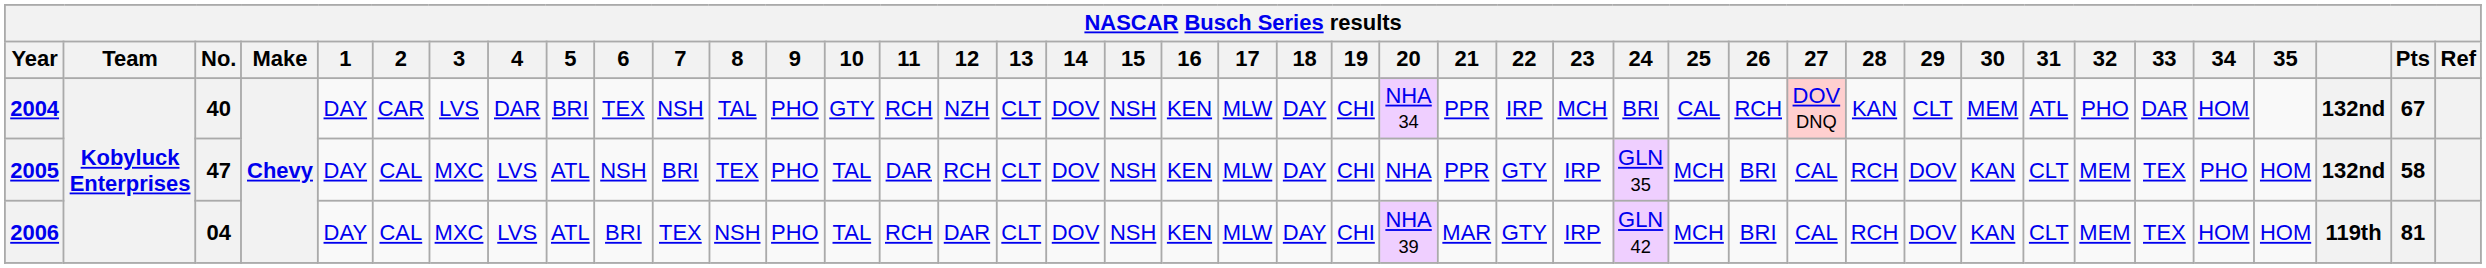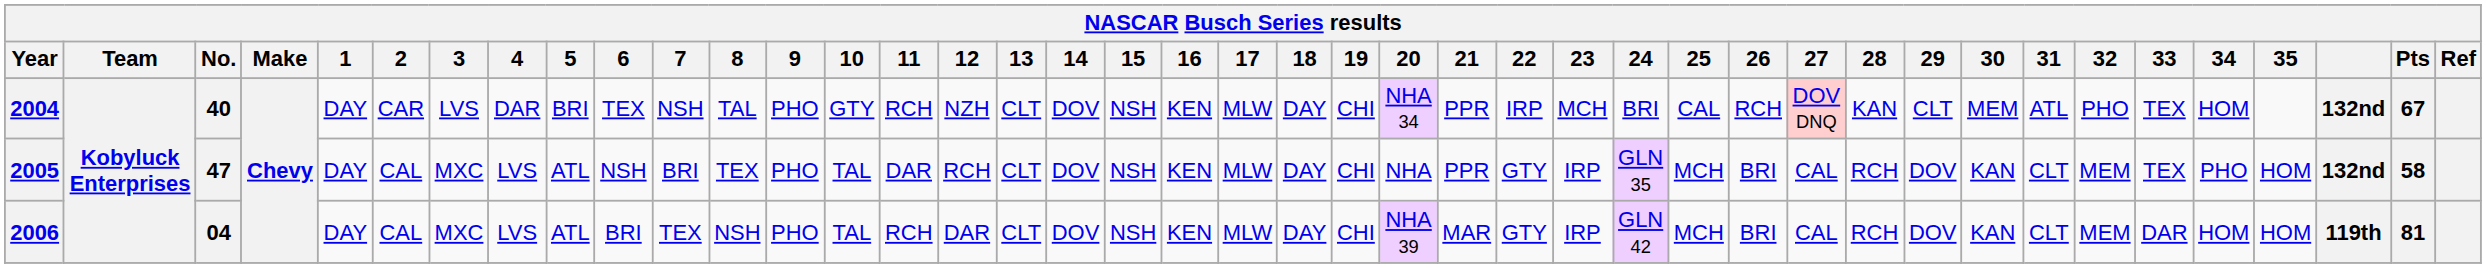(2164, 108) DAR -> (2164, 108) TEX
(2164, 232) TEX -> (2164, 232) DAR
